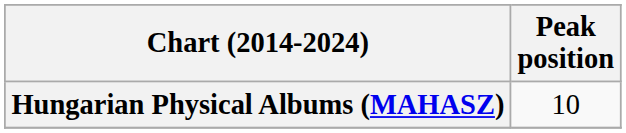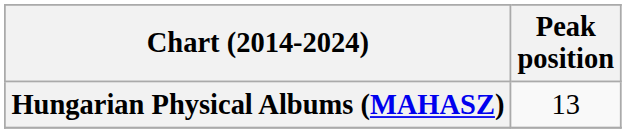(566, 104) 10 -> (566, 104) 13
